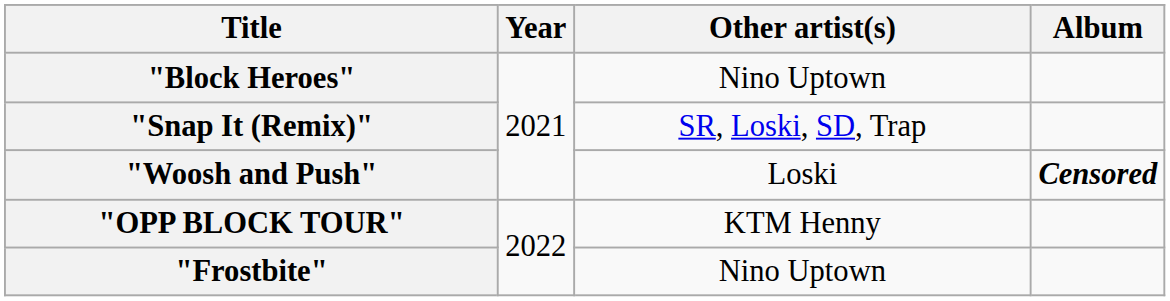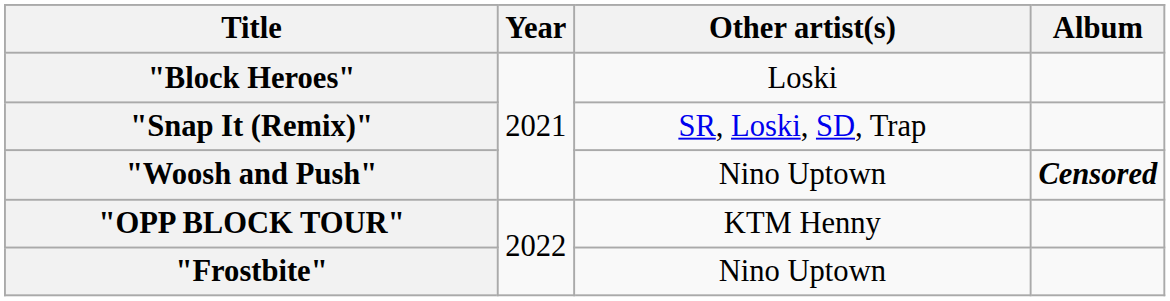(802, 77) Nino Uptown -> (802, 77) Loski
(802, 174) Loski -> (802, 174) Nino Uptown
